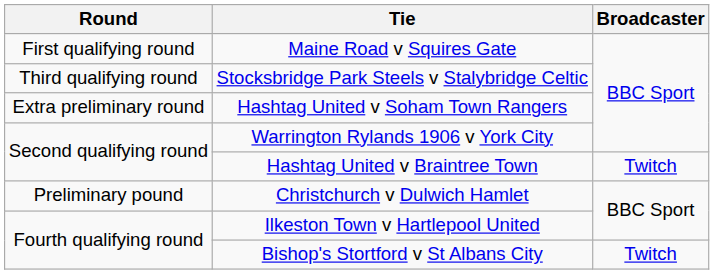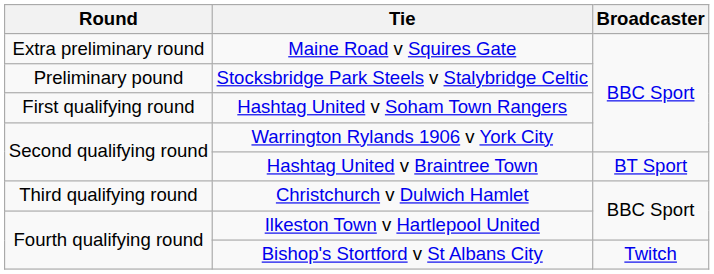(108, 48) First qualifying round -> (108, 48) Extra preliminary round
(108, 78) Third qualifying round -> (108, 78) Preliminary pound
(108, 107) Extra preliminary round -> (108, 107) First qualifying round
(651, 166) Twitch -> (651, 166) BT Sport
(108, 195) Preliminary pound -> (108, 195) Third qualifying round
